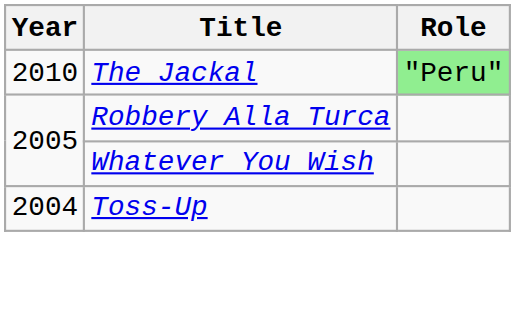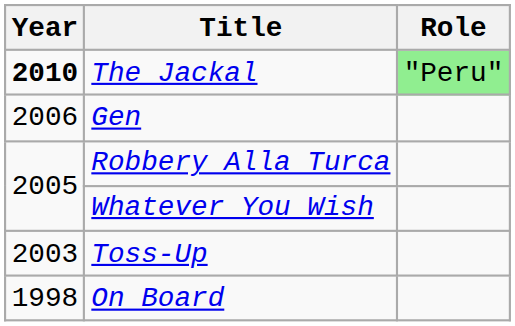(45, 73) normal -> (45, 73) bold
+ row: (116, 118)
(45, 208) 2004 -> (45, 253) 2003
+ row: (158, 298)
